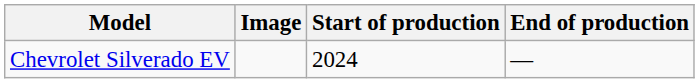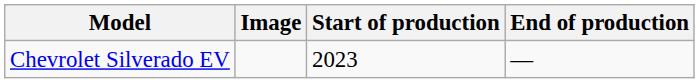(335, 58) 2024 -> (335, 58) 2023
